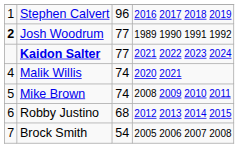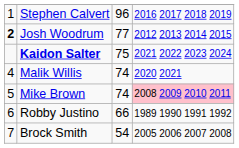(183, 34) 1989 1990 1991 1992 -> (183, 34) 2012 2013 2014 2015
(122, 53) 77 -> (122, 53) 75
(183, 93) no background -> (183, 93) pink background
(122, 113) 68 -> (122, 113) 66
(183, 113) 2012 2013 2014 2015 -> (183, 113) 1989 1990 1991 1992
